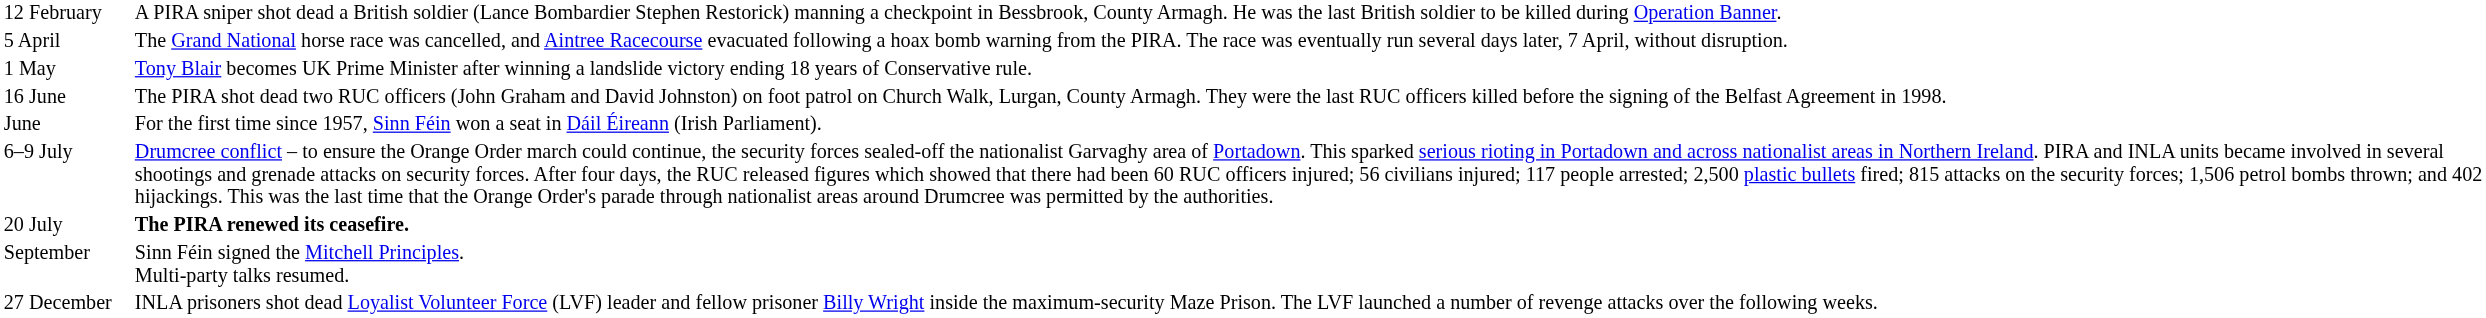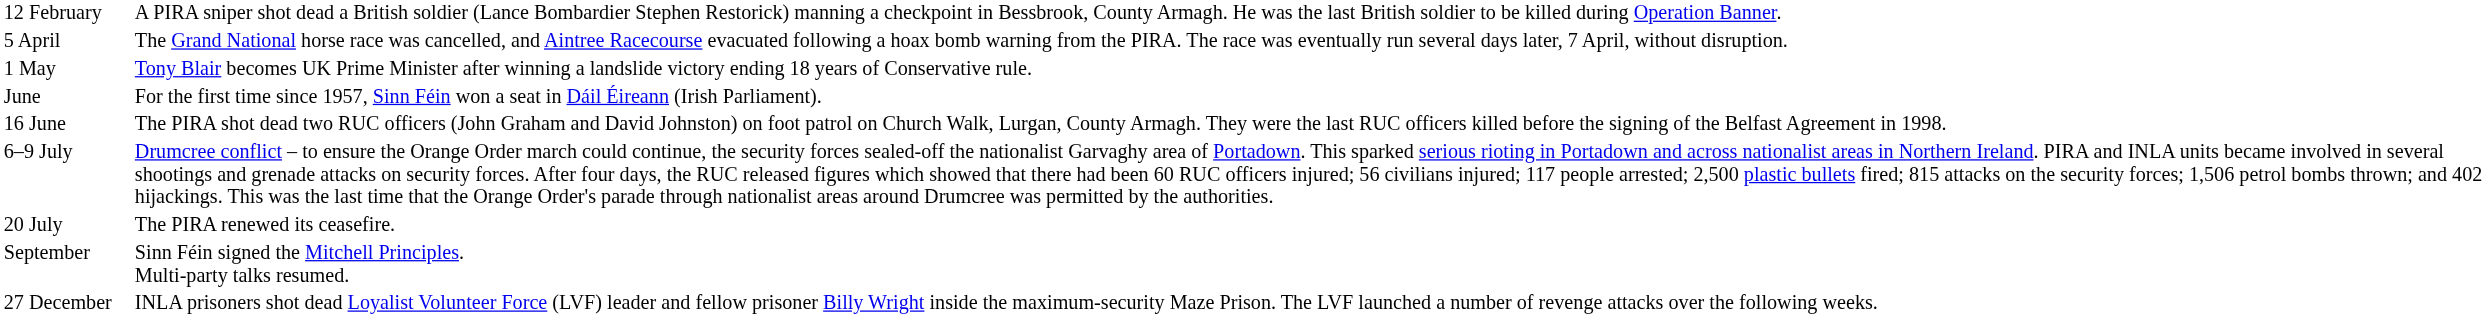rows swapped: (22, 123) <-> (35, 96)
(272, 224) bold -> (265, 224) normal
